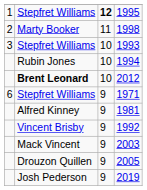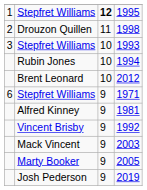(48, 29) Marty Booker -> (55, 29) Drouzon Quillen
(53, 78) bold -> (50, 78) normal
(55, 161) Drouzon Quillen -> (48, 161) Marty Booker
